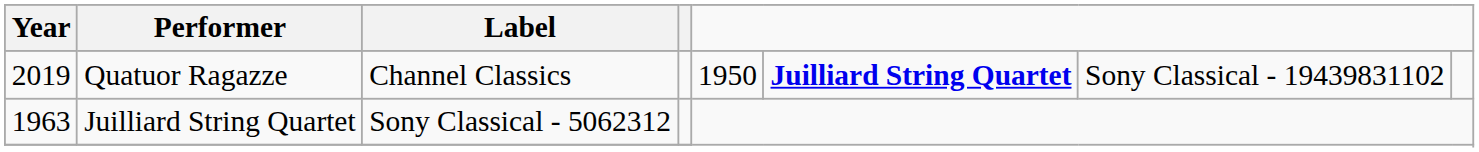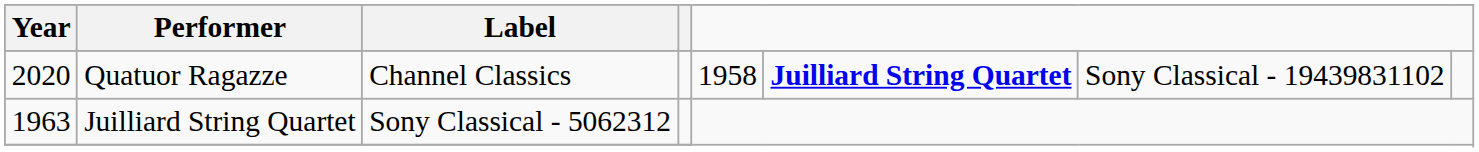(41, 74) 2019 -> (41, 74) 2020
(728, 74) 1950 -> (728, 74) 1958
